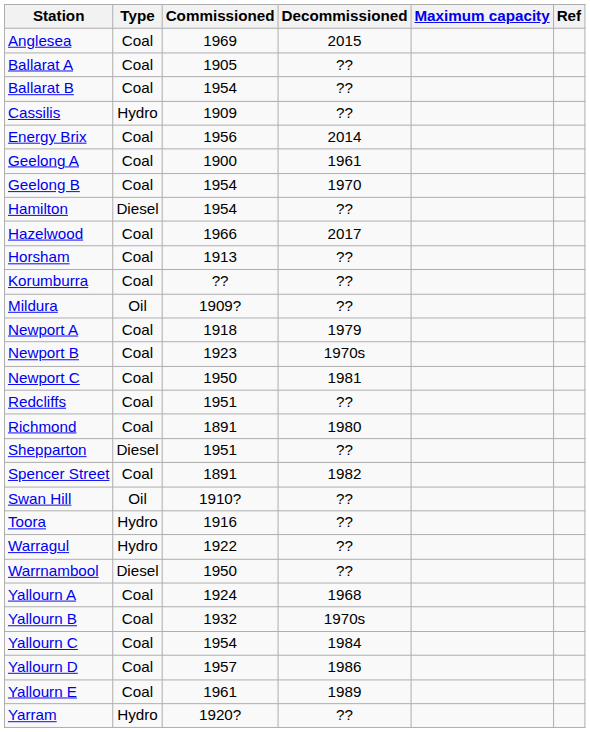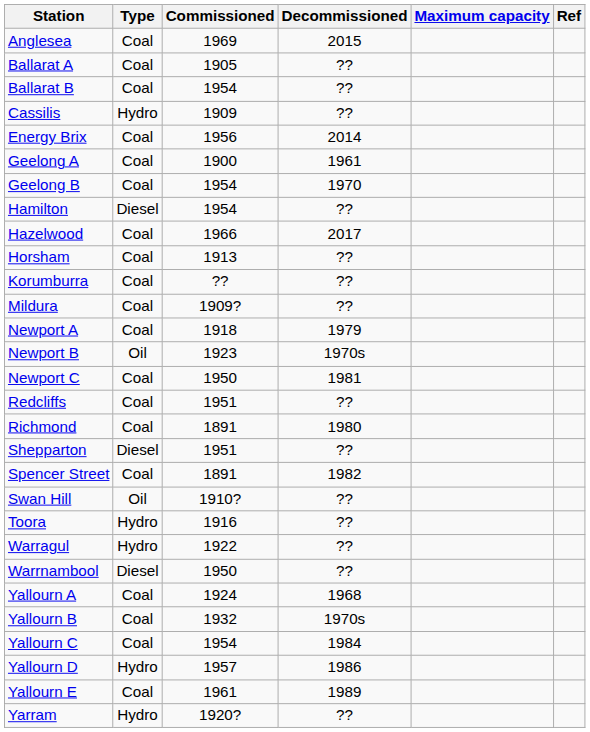(138, 305) Oil -> (138, 305) Coal
(138, 354) Coal -> (138, 354) Oil
(138, 667) Coal -> (138, 667) Hydro
